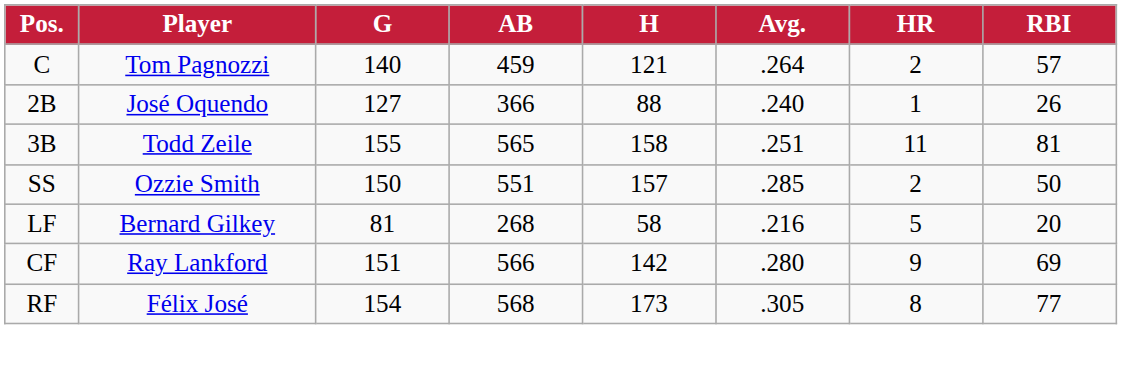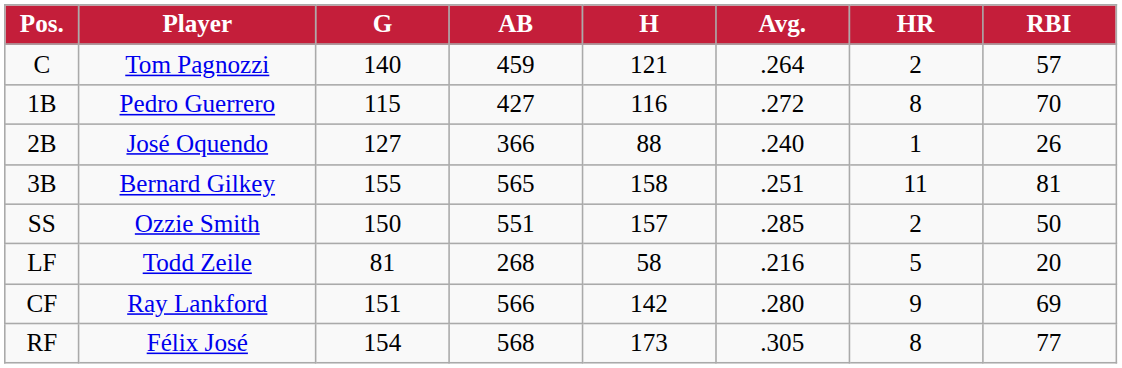+ row: (42, 104)
(197, 143) Todd Zeile -> (197, 183) Bernard Gilkey
(197, 223) Bernard Gilkey -> (197, 263) Todd Zeile
